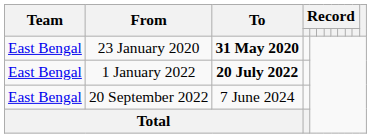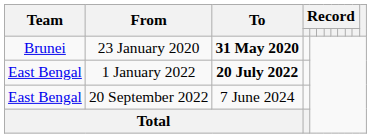(45, 48) East Bengal -> (45, 48) Brunei
